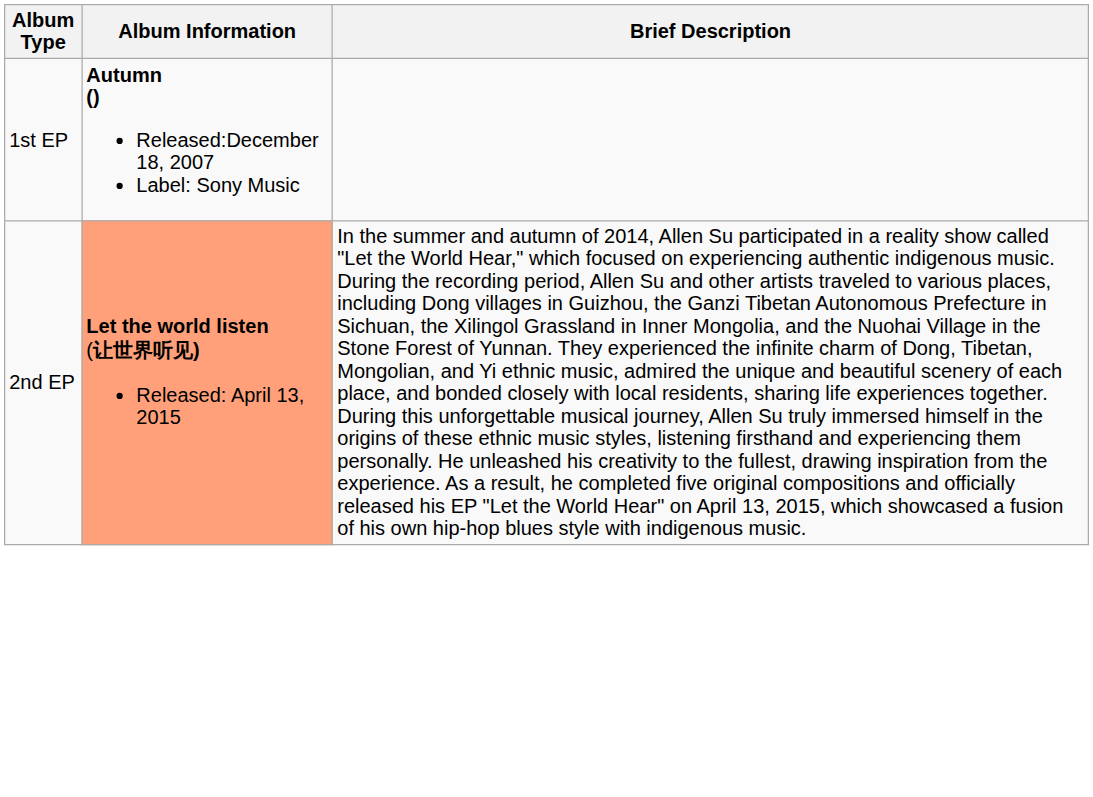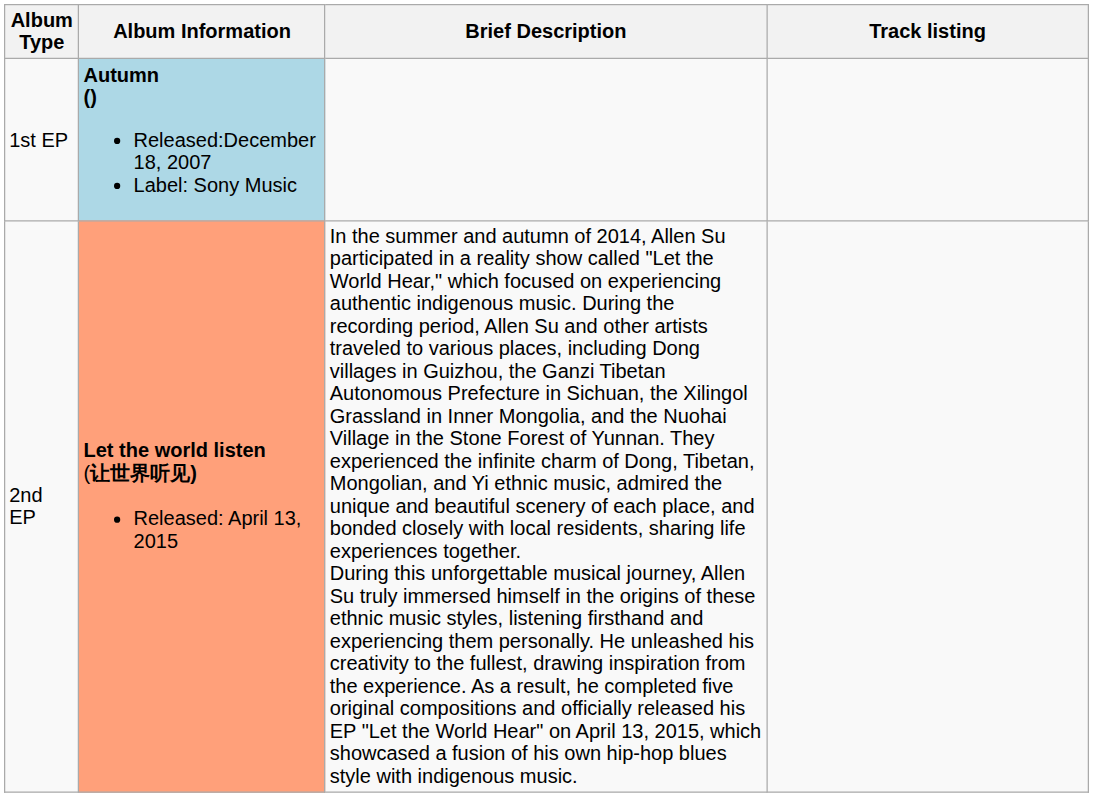+ column: (928, 31)
(207, 130) no background -> (202, 130) lightblue background
